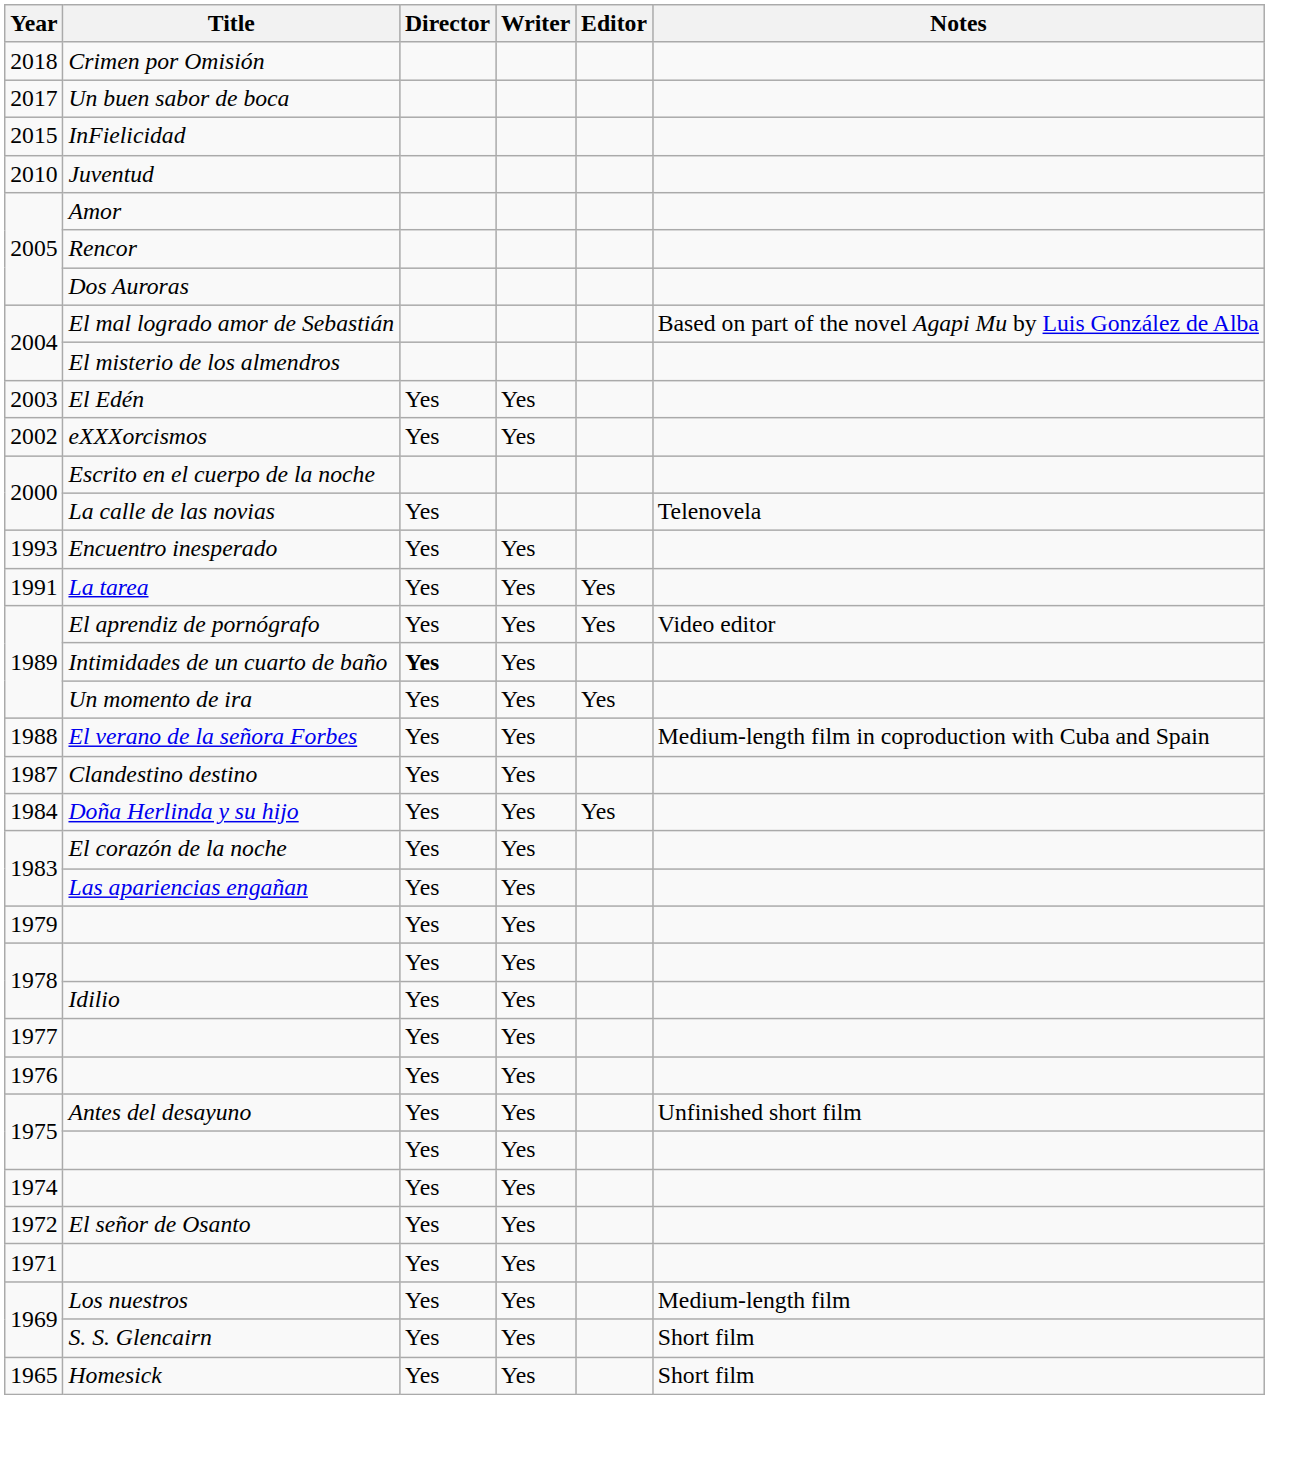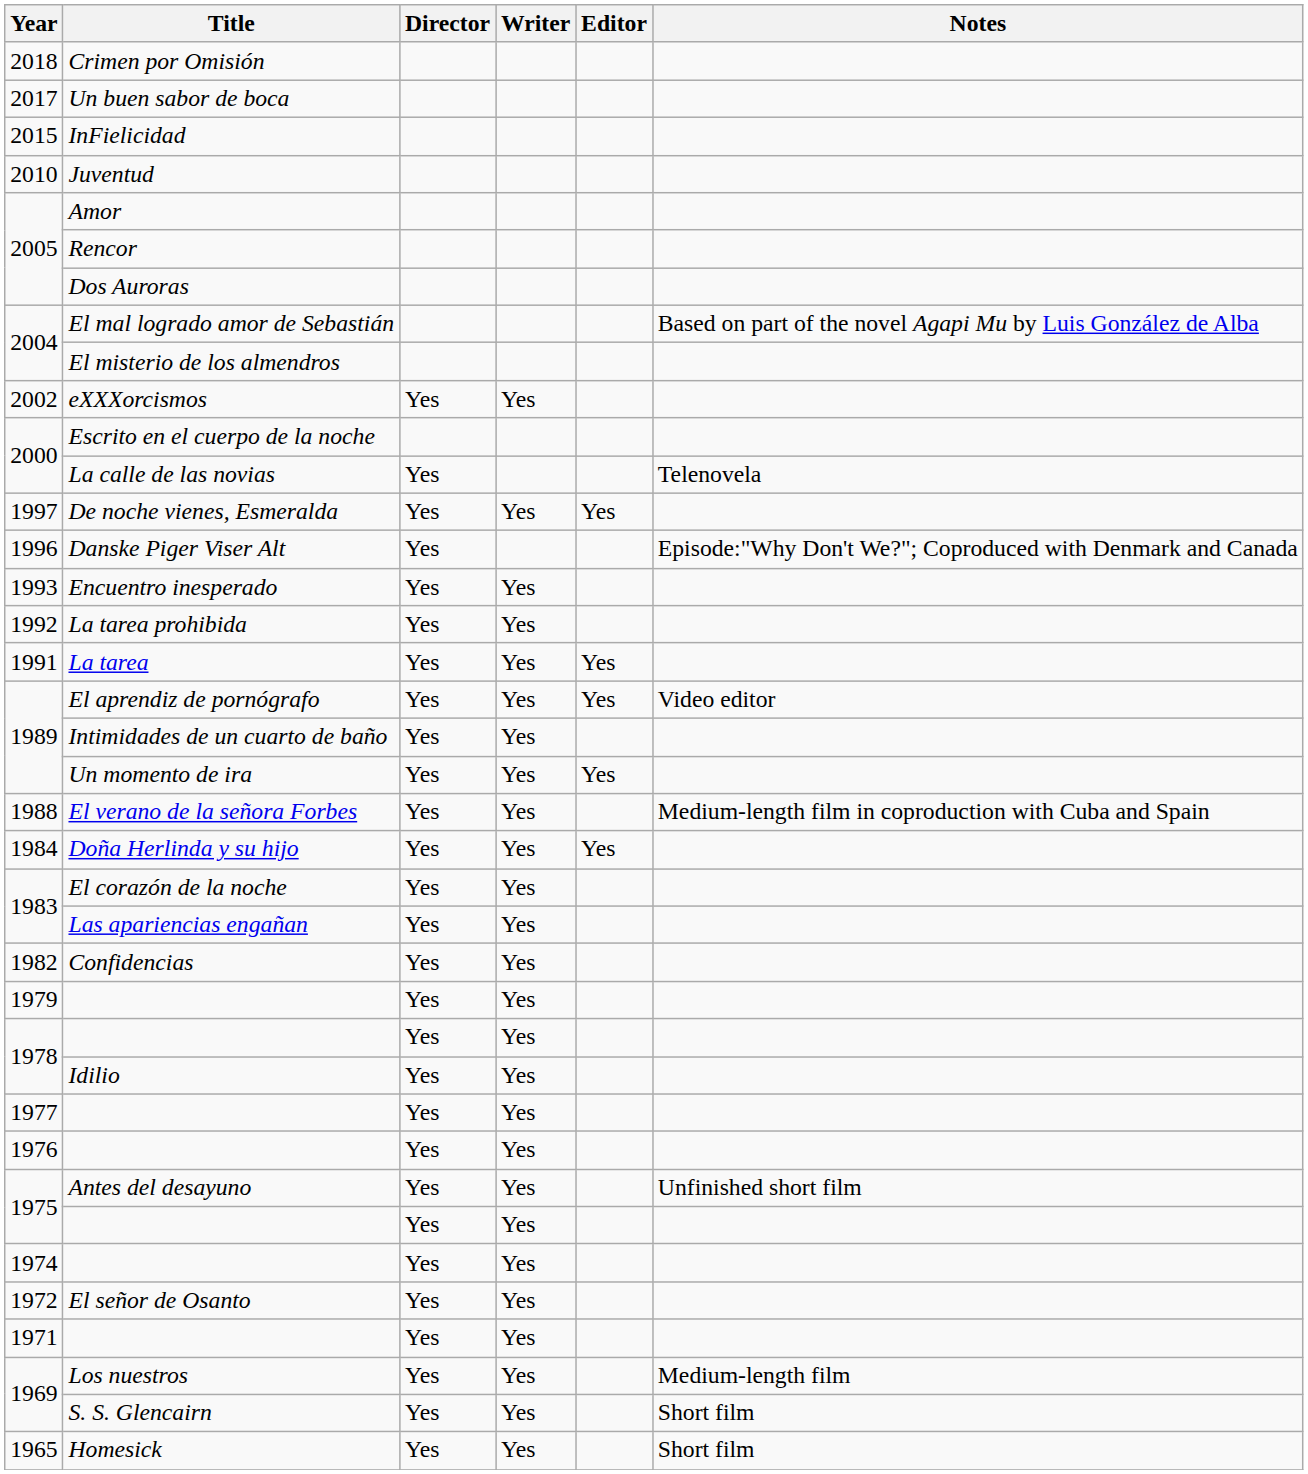- row: (34, 398)
+ row: (34, 511)
+ row: (34, 549)
+ row: (34, 624)
(422, 661) bold -> (422, 736) normal
- row: (34, 774)
+ row: (34, 962)
